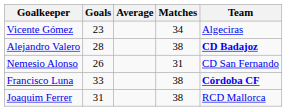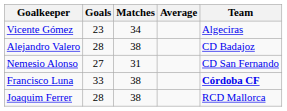columns swapped: (178, 13) <-> (135, 13)
(230, 47) bold -> (228, 47) normal
(98, 64) 26 -> (98, 64) 27
(98, 98) 31 -> (98, 98) 28
